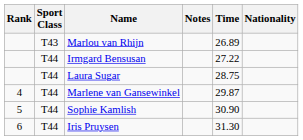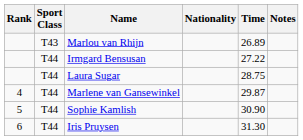columns swapped: (270, 19) <-> (198, 19)
